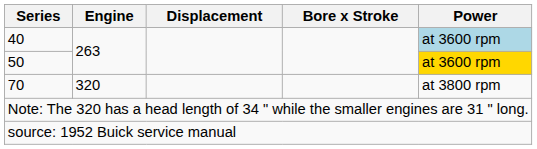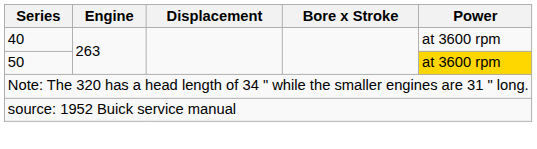(461, 39) lightblue background -> (461, 39) no background
- row: (16, 86)
